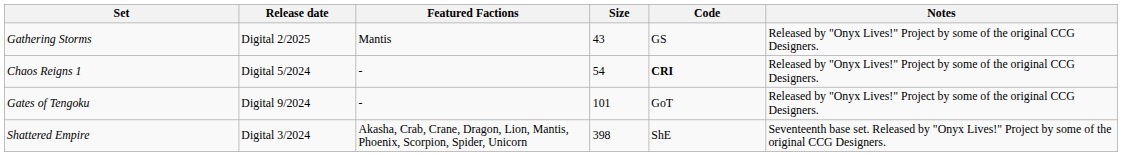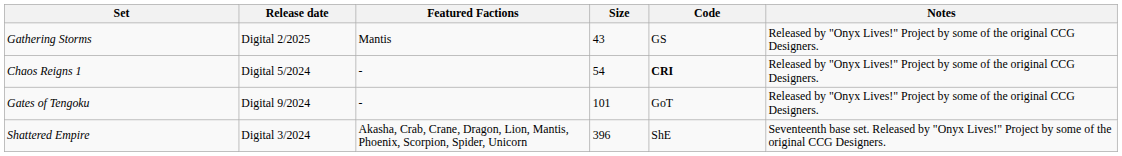(602, 135) 398 -> (602, 135) 396
